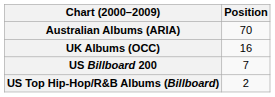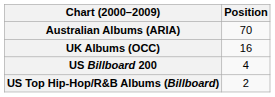(246, 65) 7 -> (246, 65) 4
